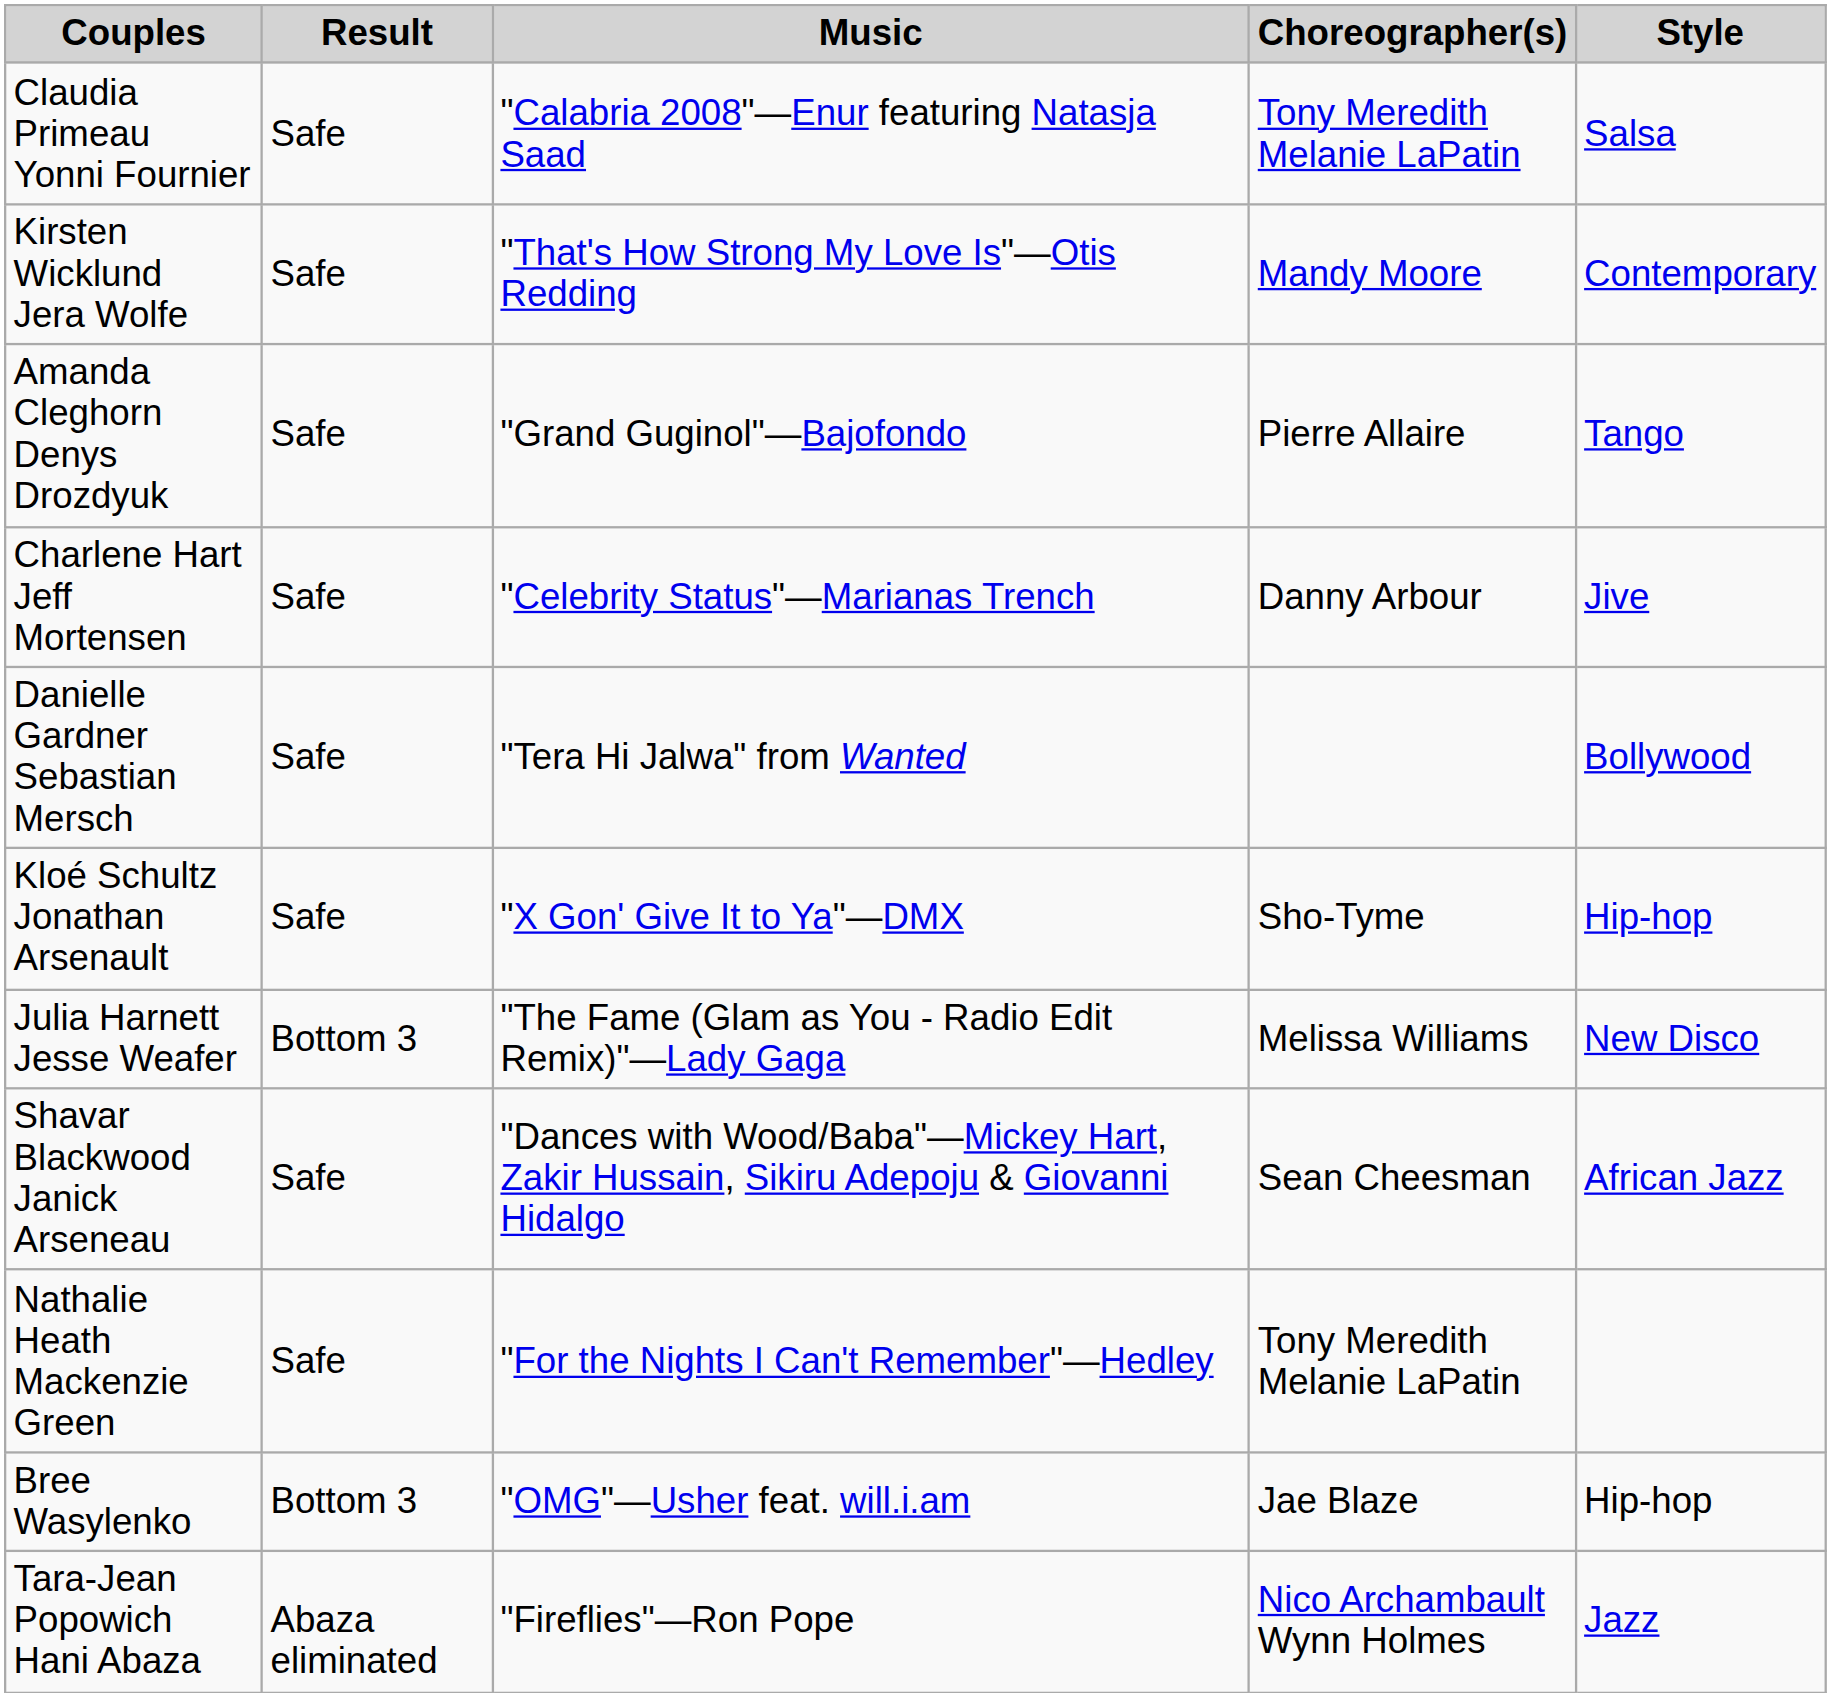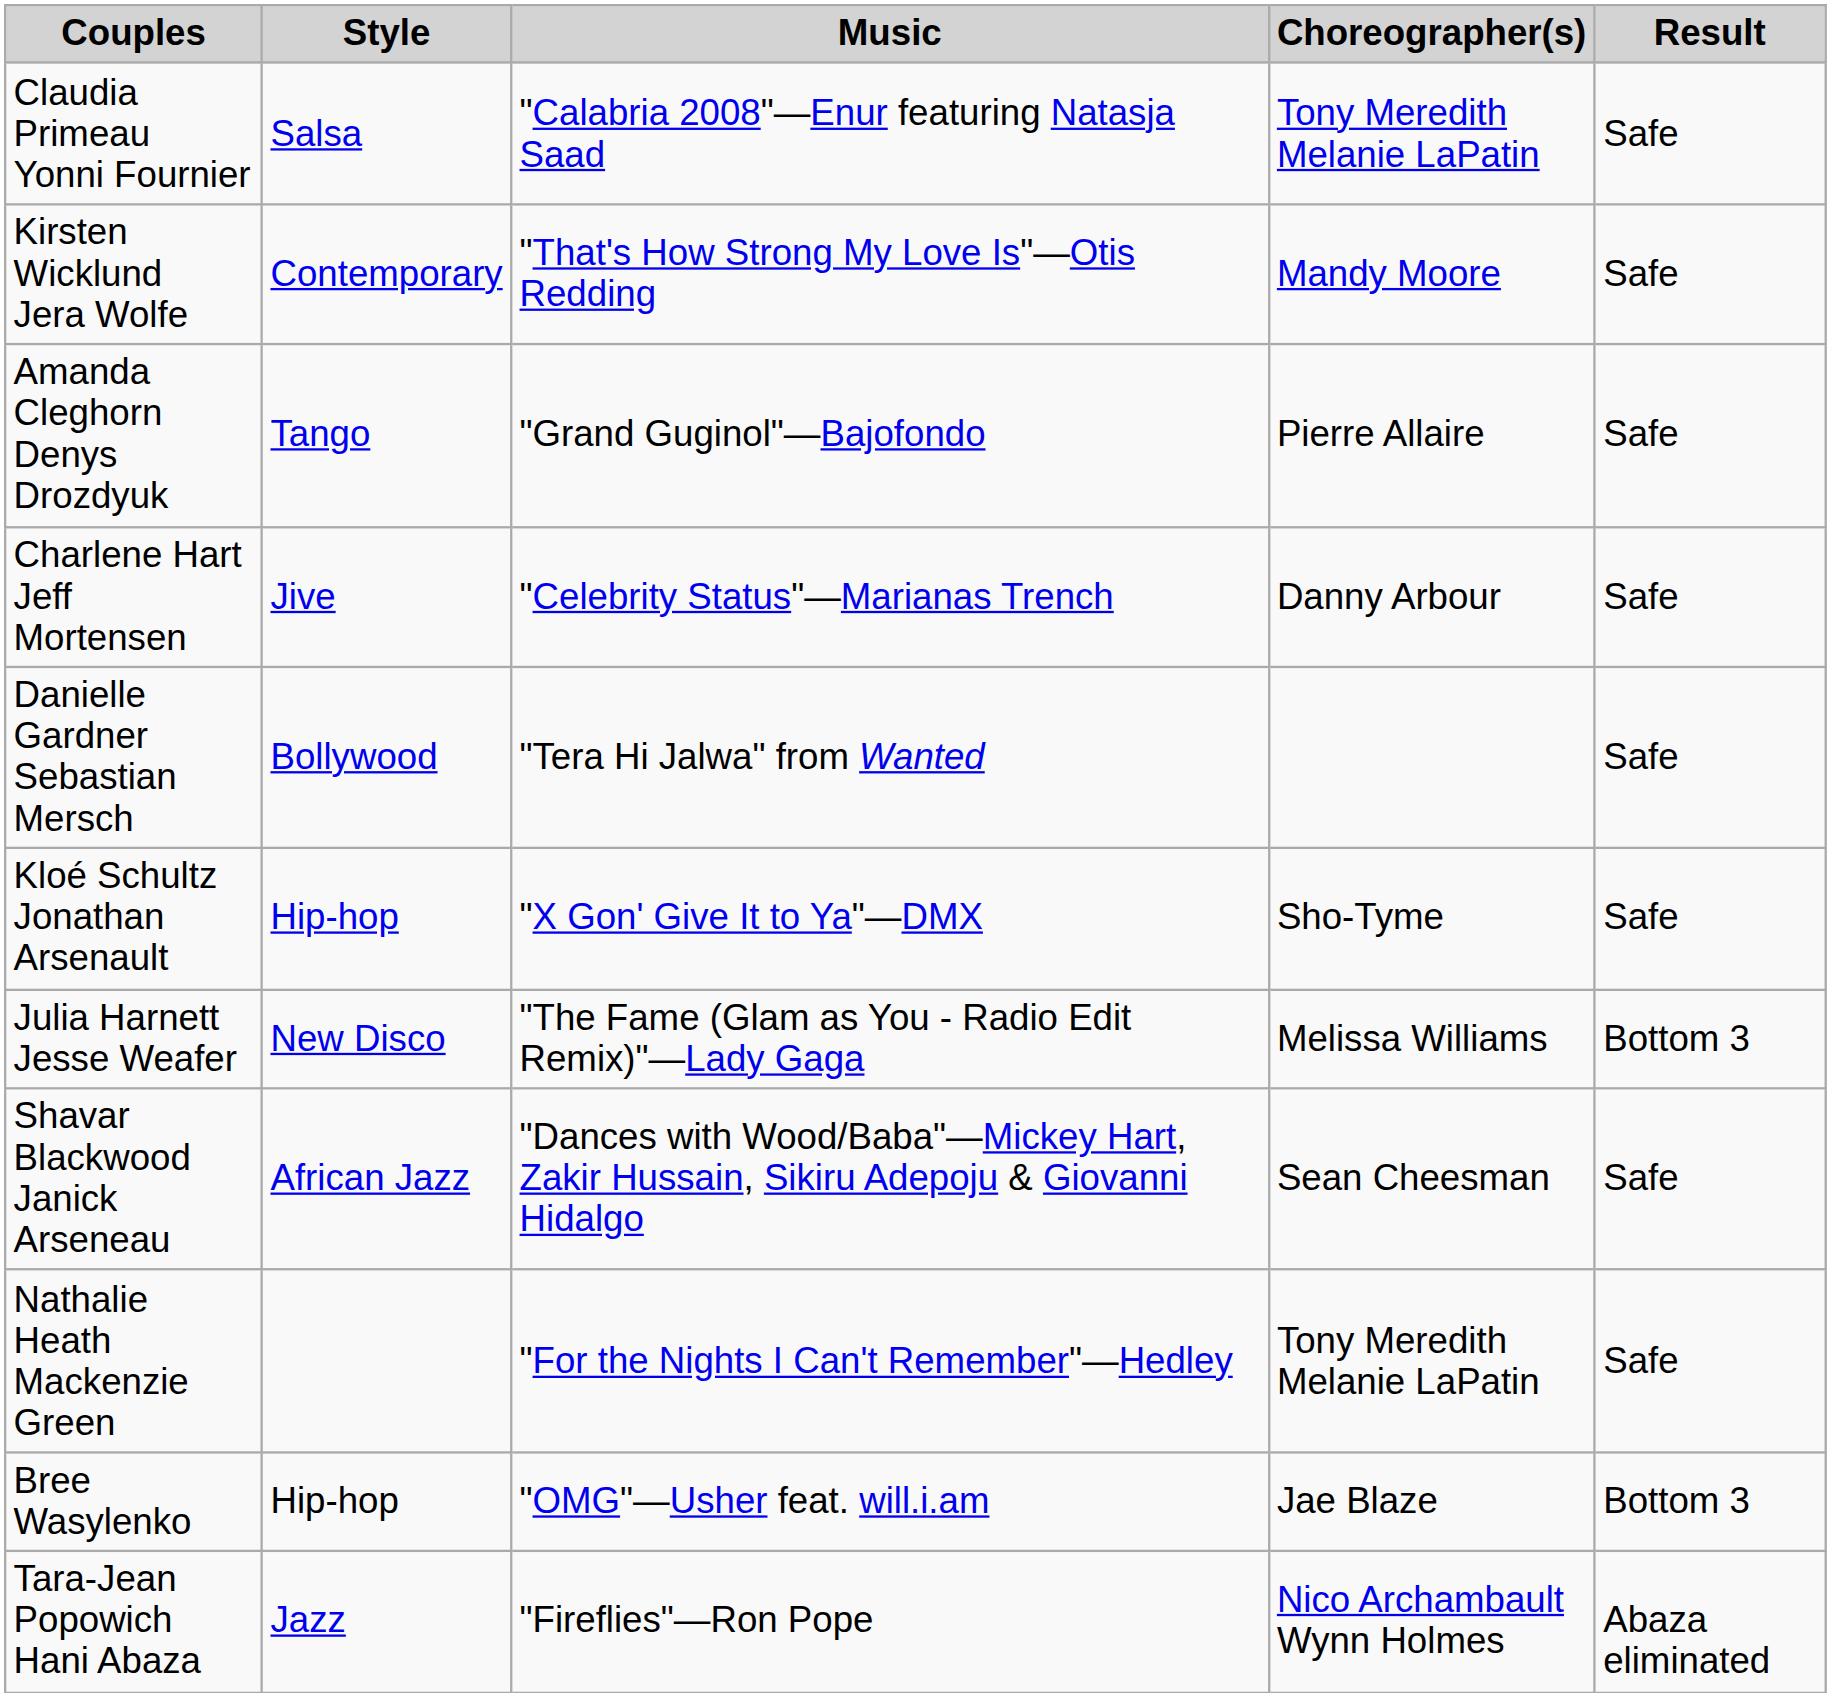columns swapped: (1700, 33) <-> (377, 33)
